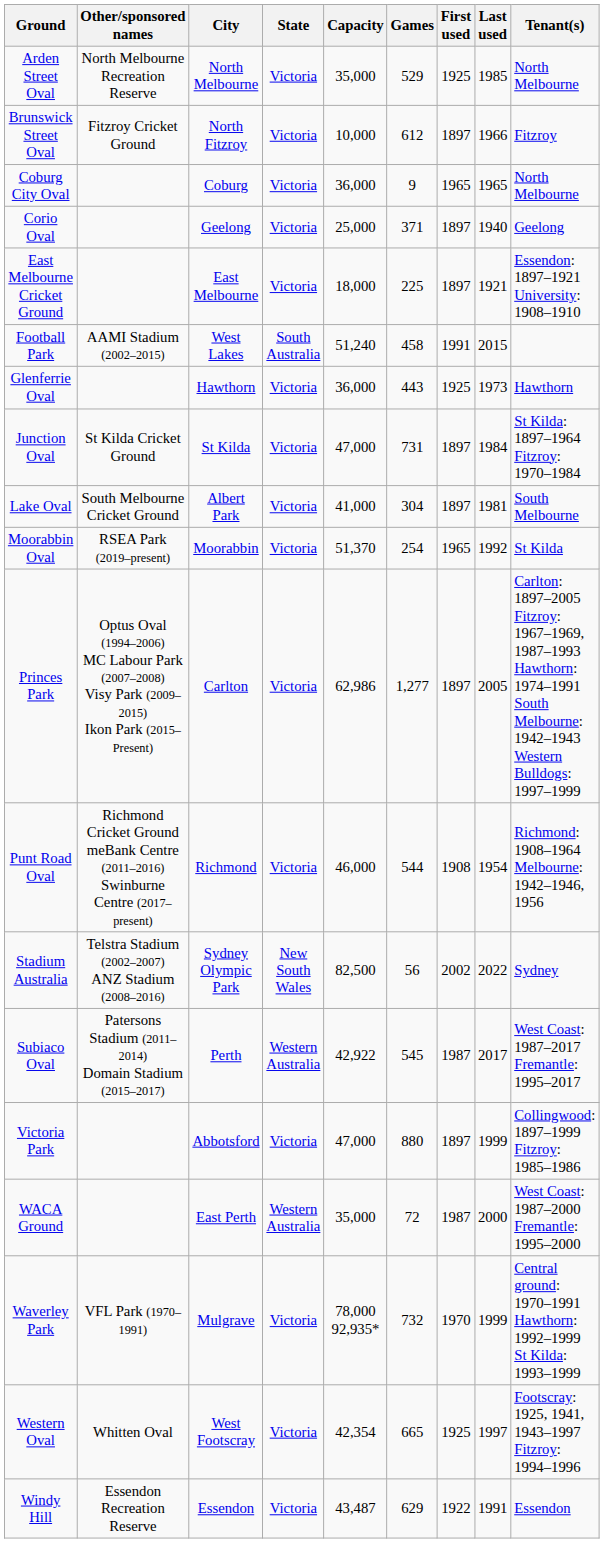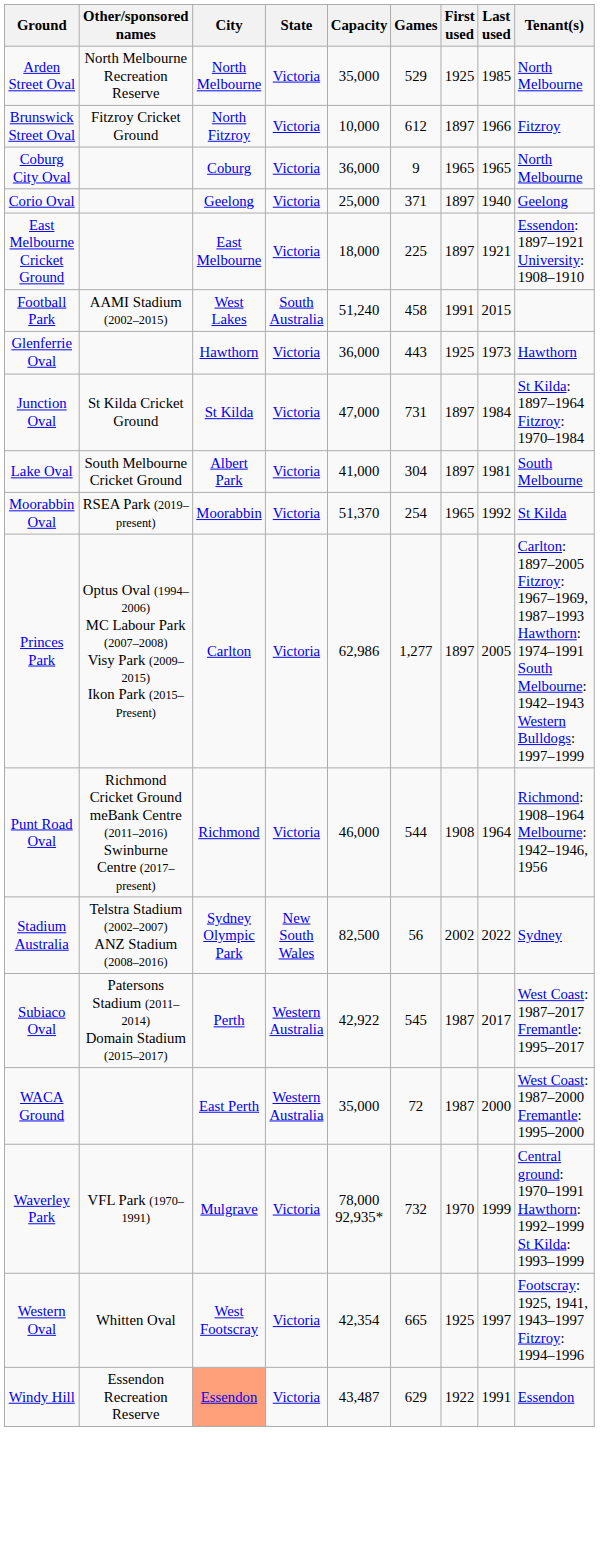(493, 867) 1954 -> (496, 832) 1964
- row: (41, 1141)
(226, 1508) no background -> (229, 1397) lightsalmon background
